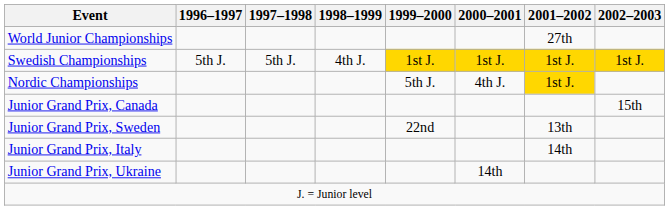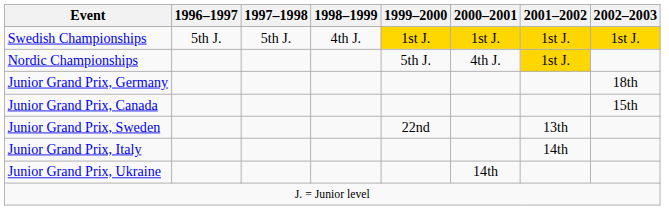- row: (90, 37)
+ row: (88, 82)
